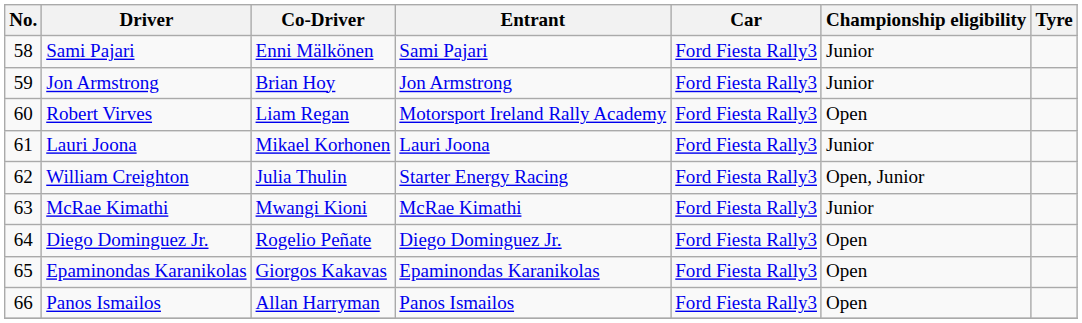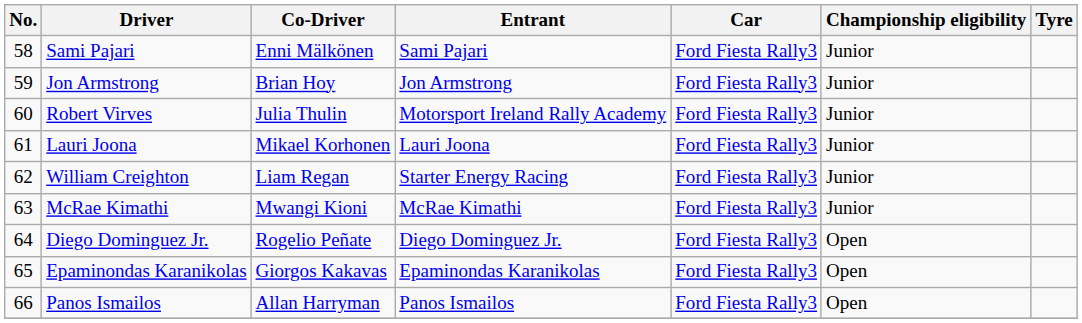(302, 114) Liam Regan -> (301, 114) Julia Thulin
(847, 114) Open -> (850, 114) Junior
(301, 176) Julia Thulin -> (302, 176) Liam Regan
(875, 176) Open, Junior -> (850, 176) Junior
